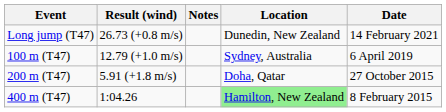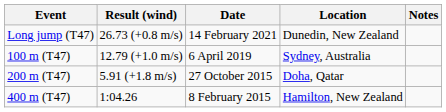columns swapped: (394, 14) <-> (203, 14)
(284, 97) lightgreen background -> (343, 97) no background
